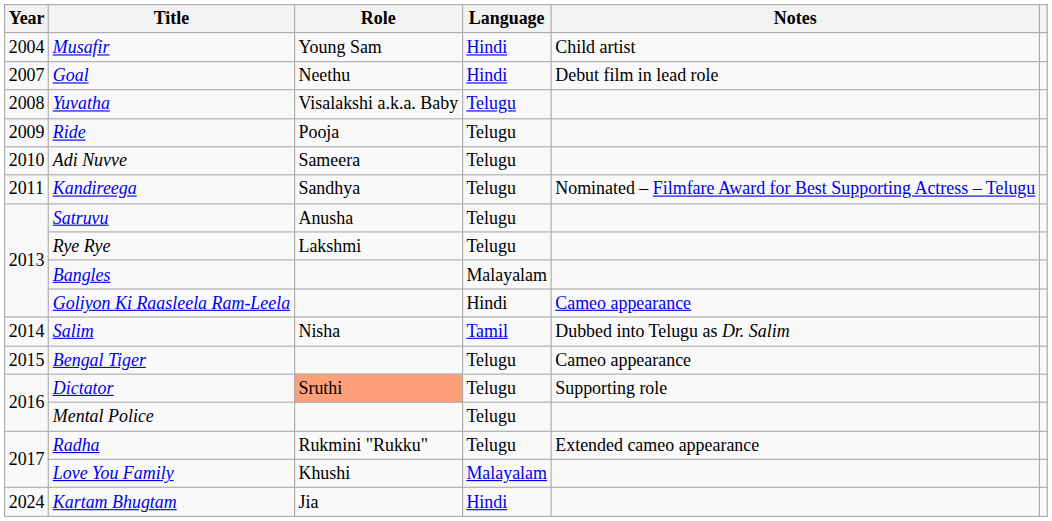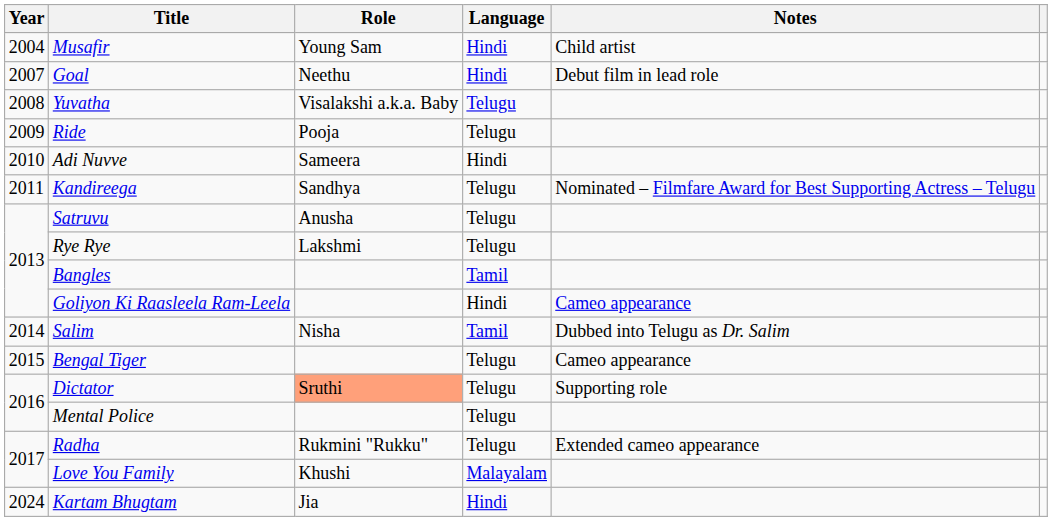(491, 160) Telugu -> (487, 160) Hindi
(507, 274) Malayalam -> (487, 274) Tamil
